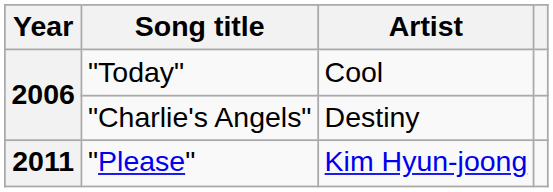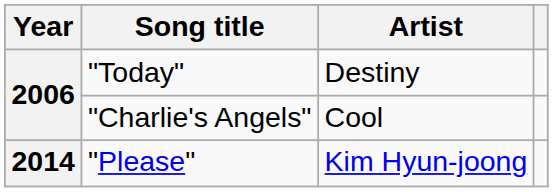(354, 72) Cool -> (372, 72) Destiny
(372, 117) Destiny -> (354, 117) Cool
(43, 162) 2011 -> (43, 162) 2014
